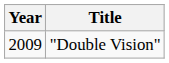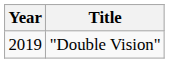(25, 44) 2009 -> (25, 44) 2019
